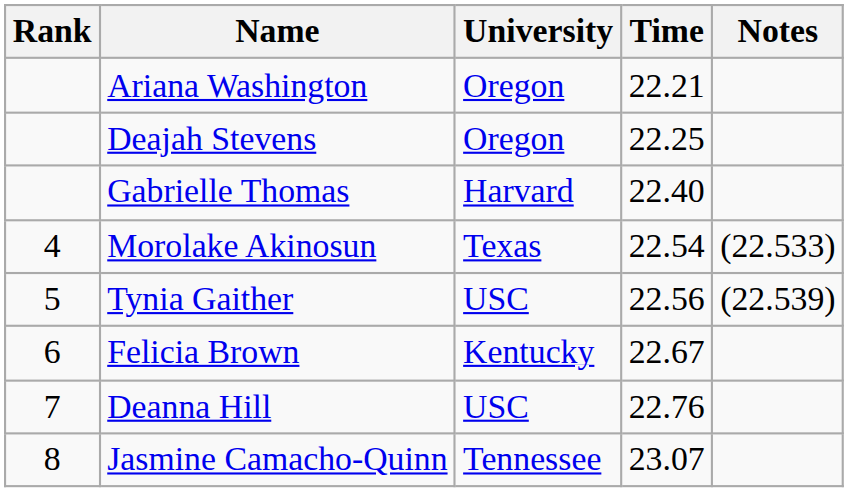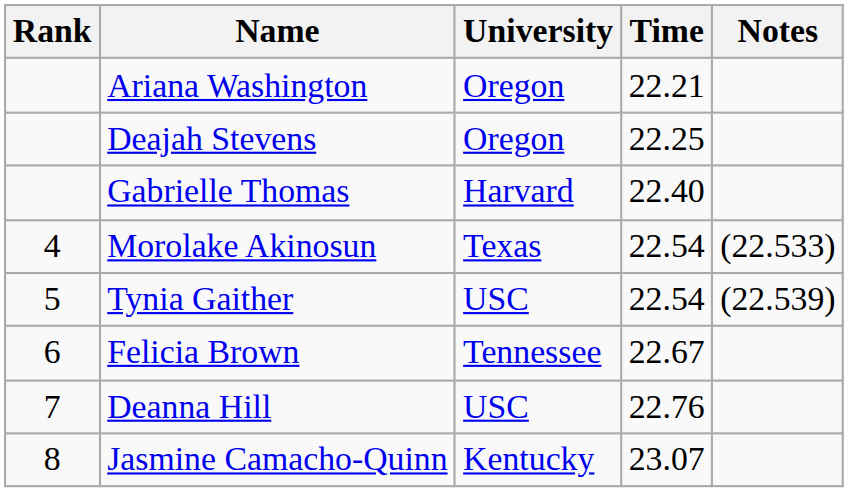(667, 298) 22.56 -> (667, 298) 22.54
(529, 352) Kentucky -> (532, 352) Tennessee
(532, 459) Tennessee -> (529, 459) Kentucky
